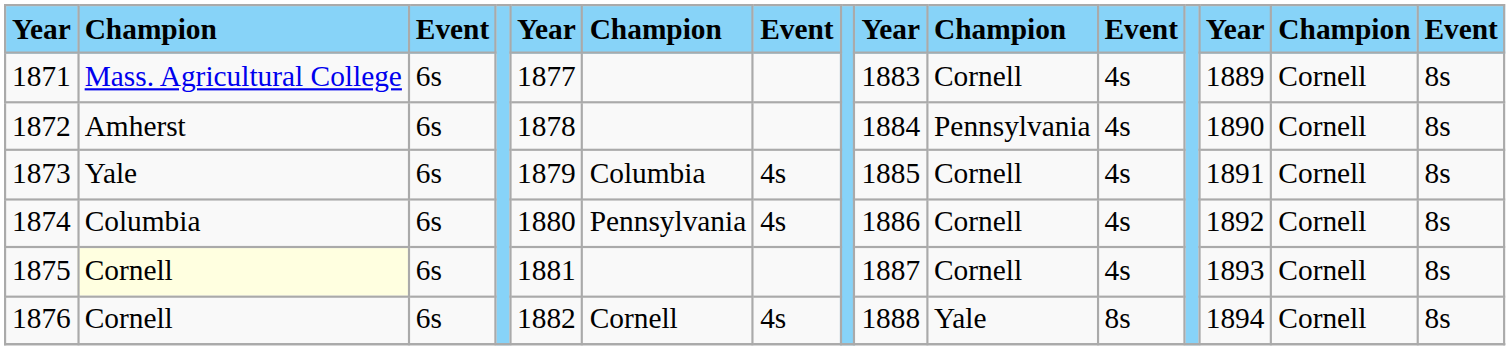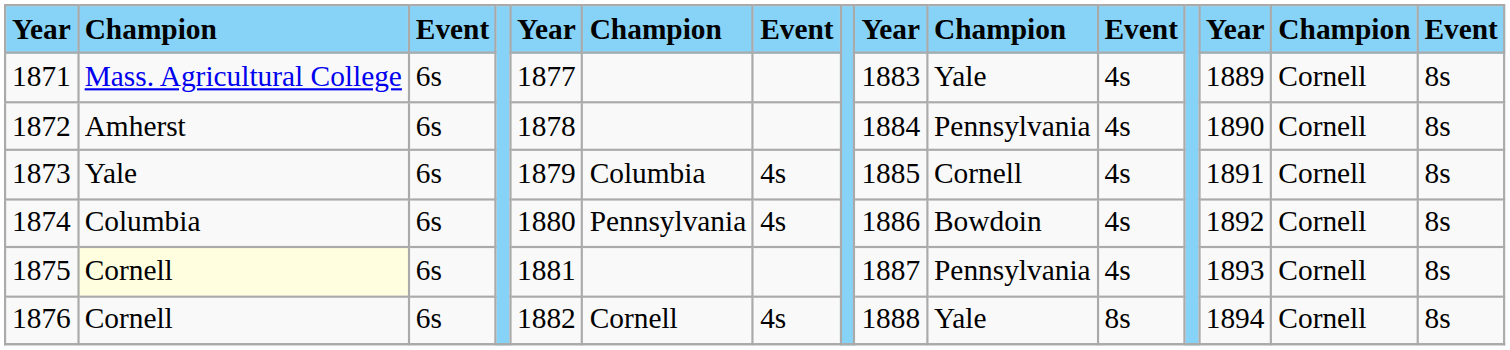(978, 76) Cornell -> (960, 76) Yale
(978, 222) Cornell -> (988, 222) Bowdoin
(978, 270) Cornell -> (1012, 270) Pennsylvania
